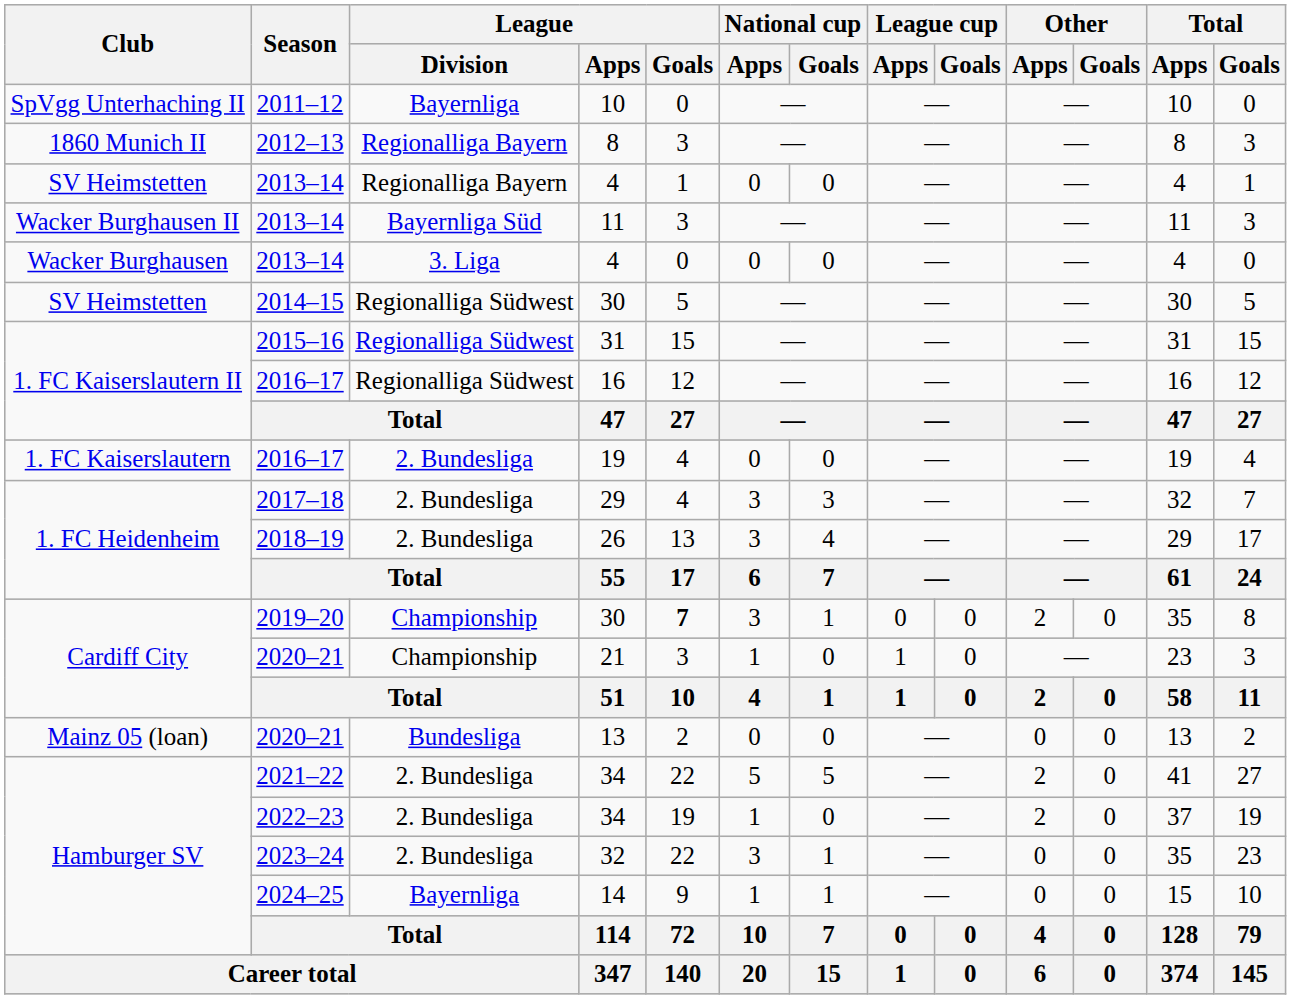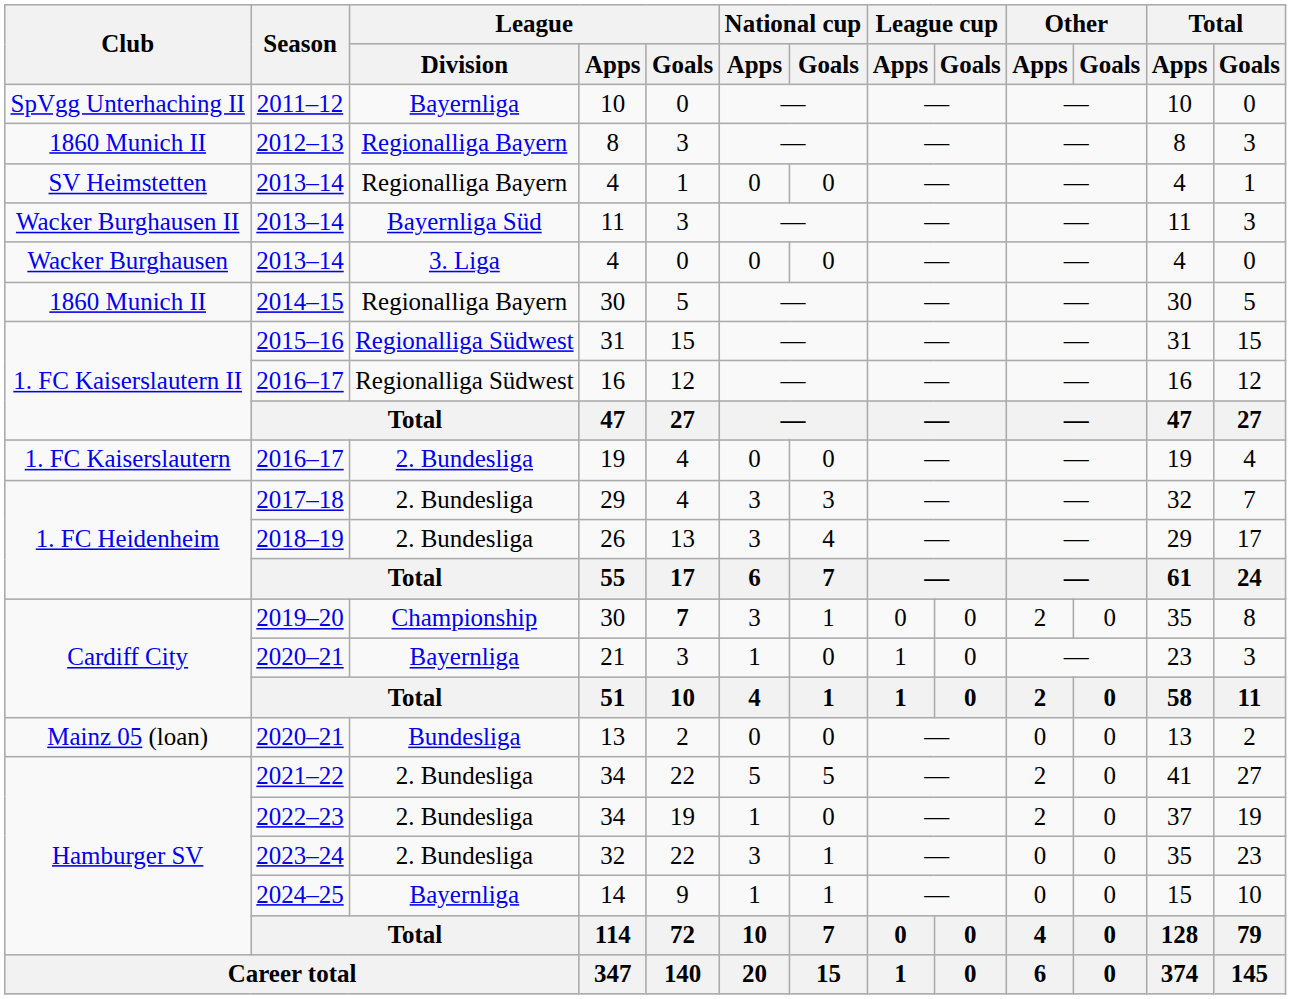(128, 301) SV Heimstetten -> (128, 301) 1860 Munich II
(464, 301) Regionalliga Südwest -> (464, 301) Regionalliga Bayern
(464, 657) Championship -> (464, 657) Bayernliga
